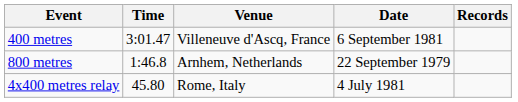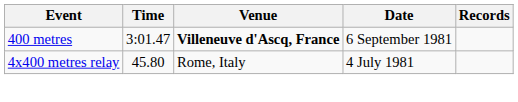(254, 39) normal -> (258, 39) bold
- row: (40, 62)
